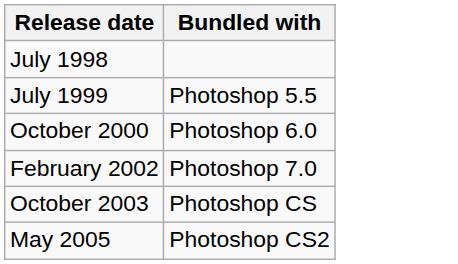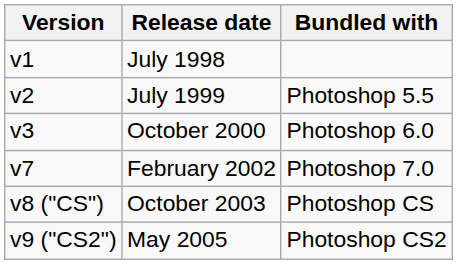+ column: (63, 22)
